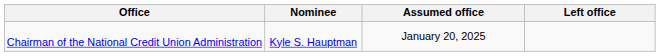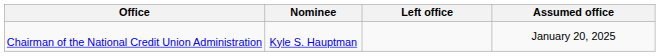columns swapped: (443, 13) <-> (590, 13)
